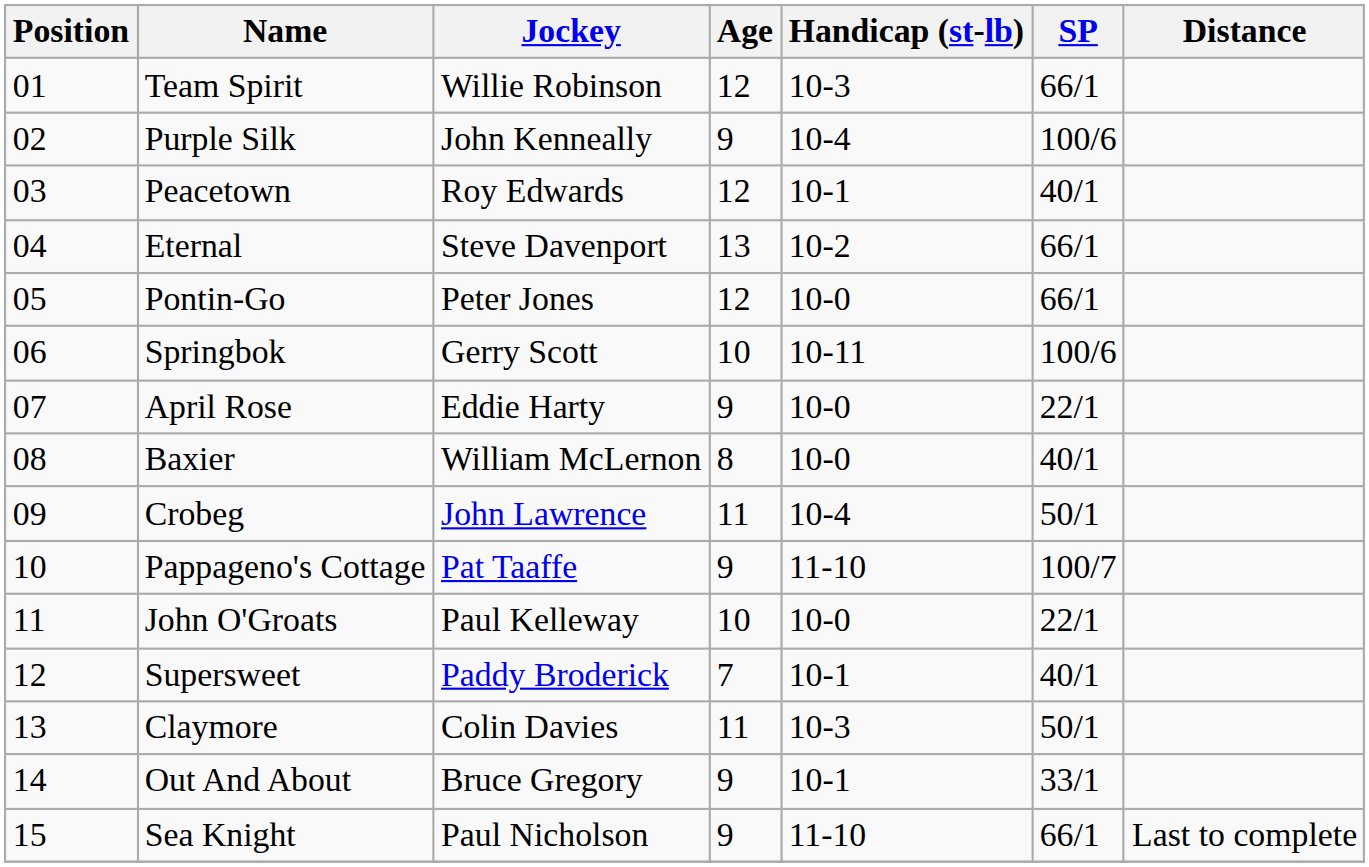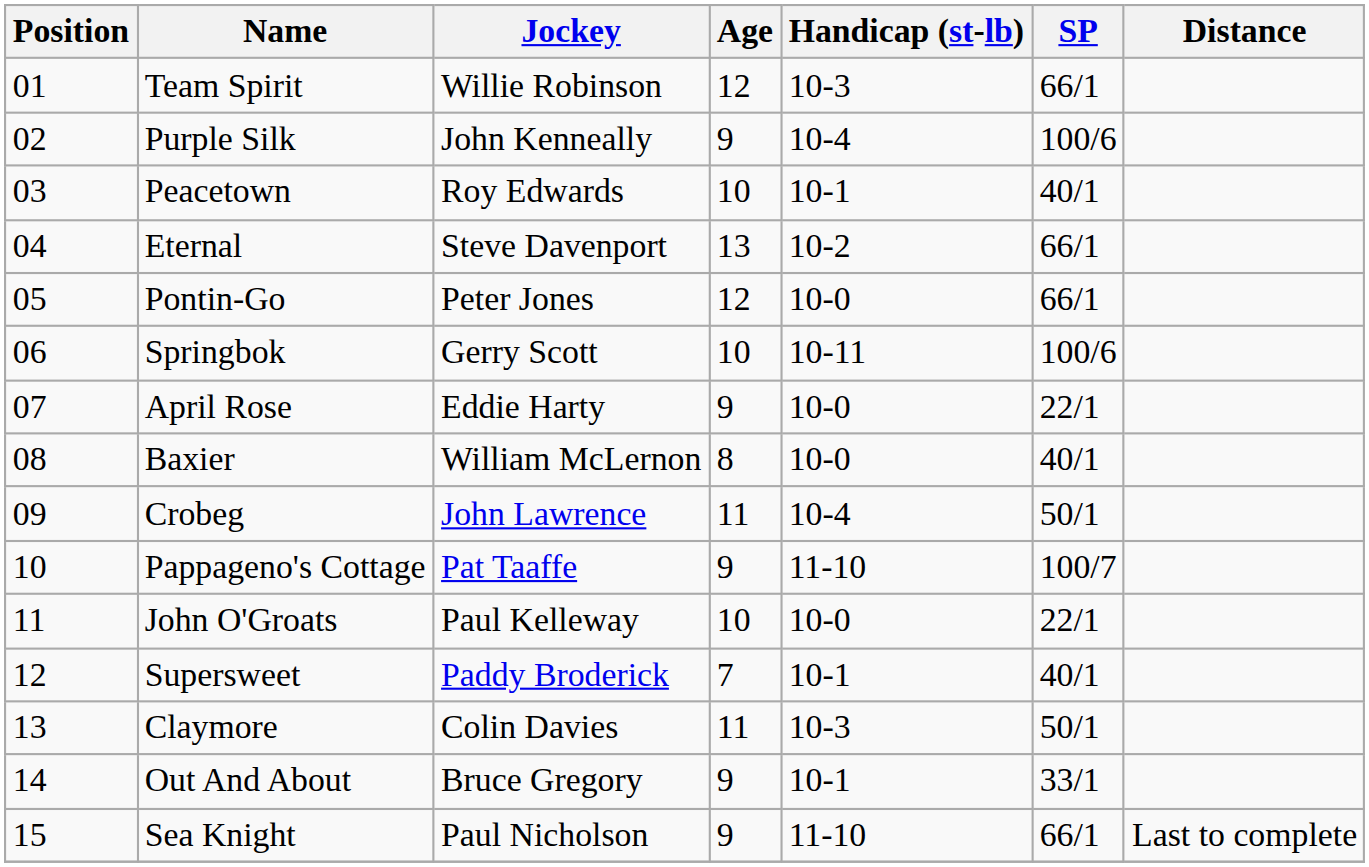(734, 191) 12 -> (734, 191) 10
